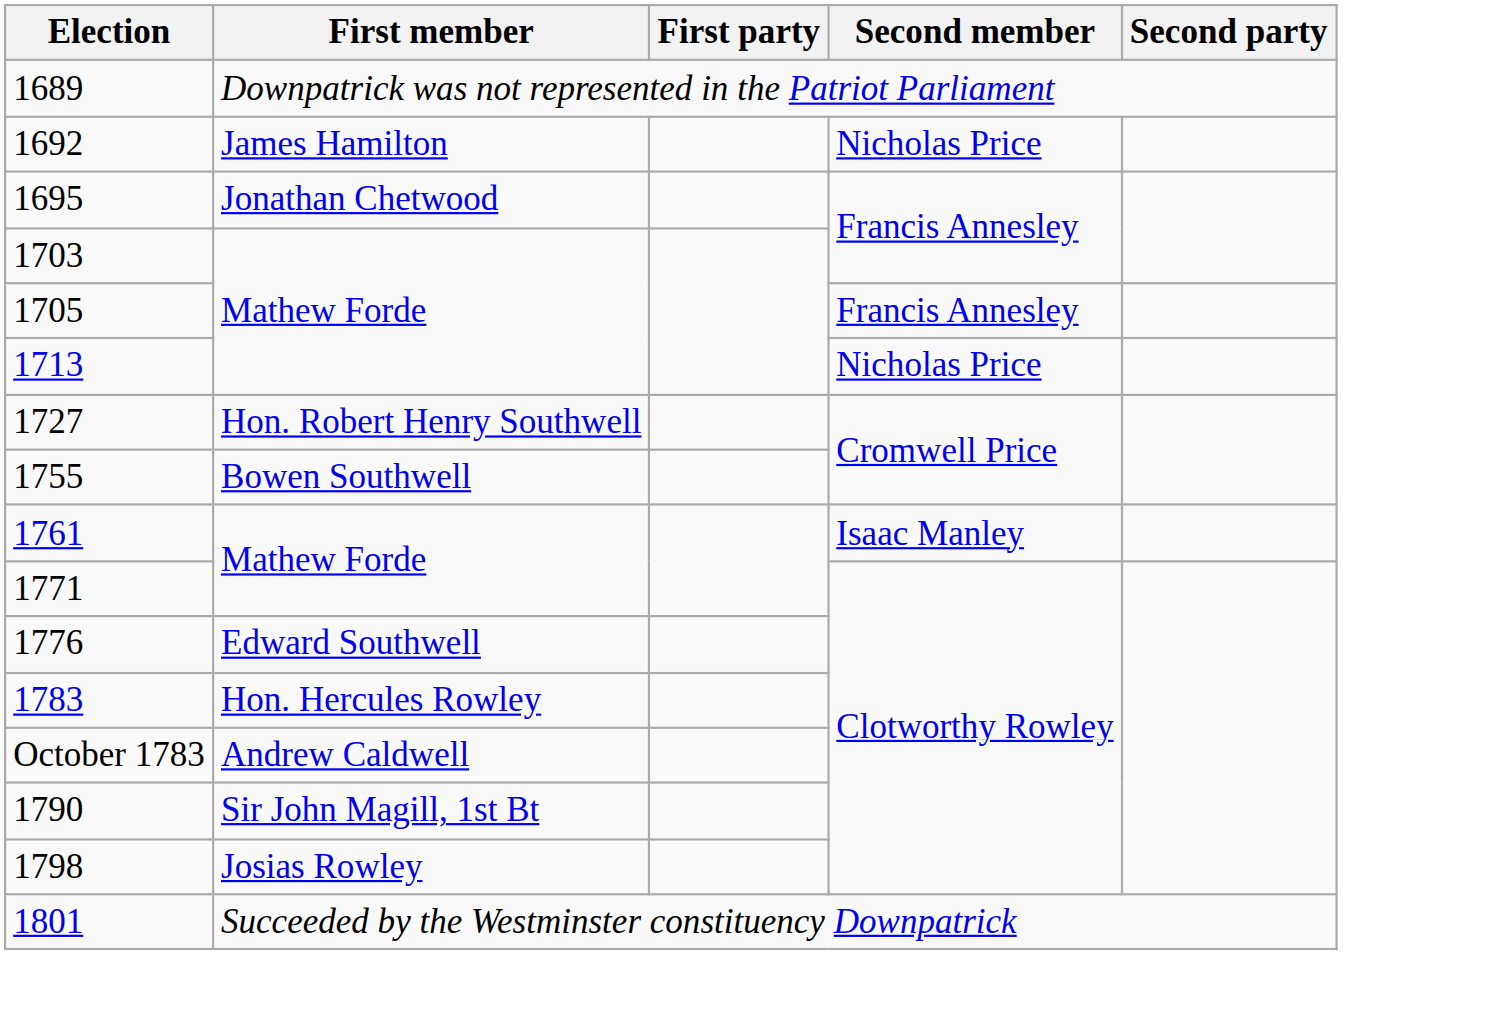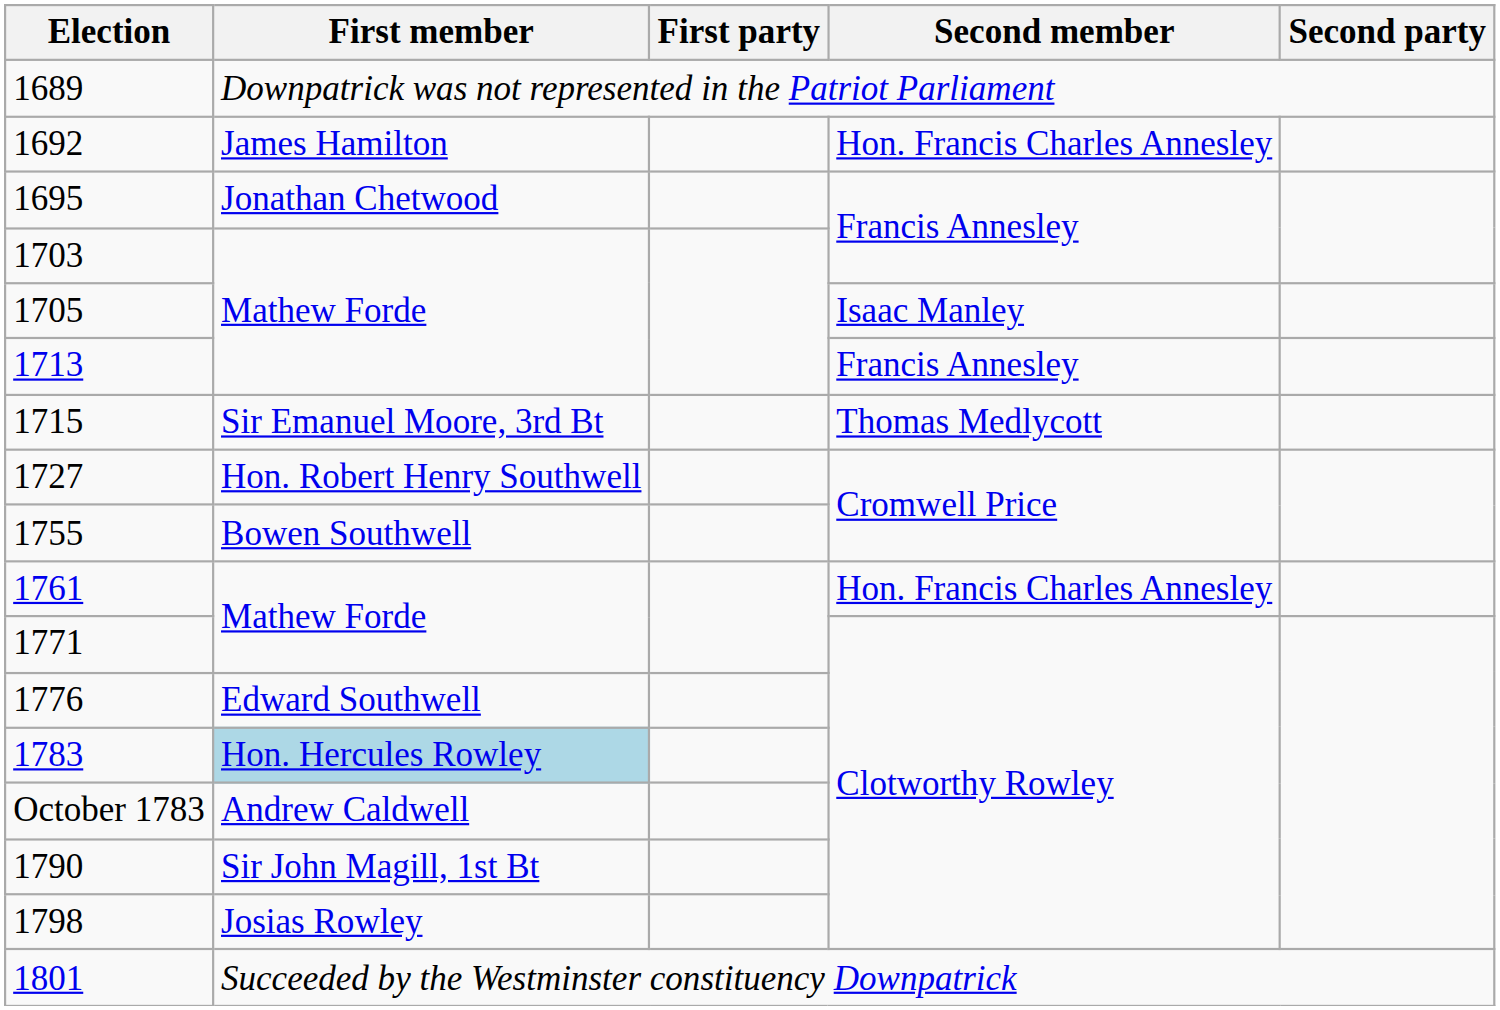(939, 143) Nicholas Price -> (1054, 143) Hon. Francis Charles Annesley
(957, 310) Francis Annesley -> (930, 310) Isaac Manley
(939, 365) Nicholas Price -> (957, 365) Francis Annesley
+ row: (48, 421)
(930, 532) Isaac Manley -> (1054, 587) Hon. Francis Charles Annesley
(381, 699) no background -> (381, 754) lightblue background
